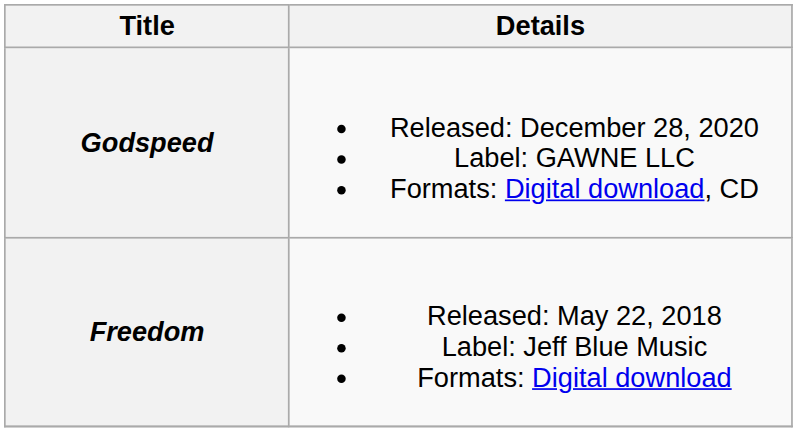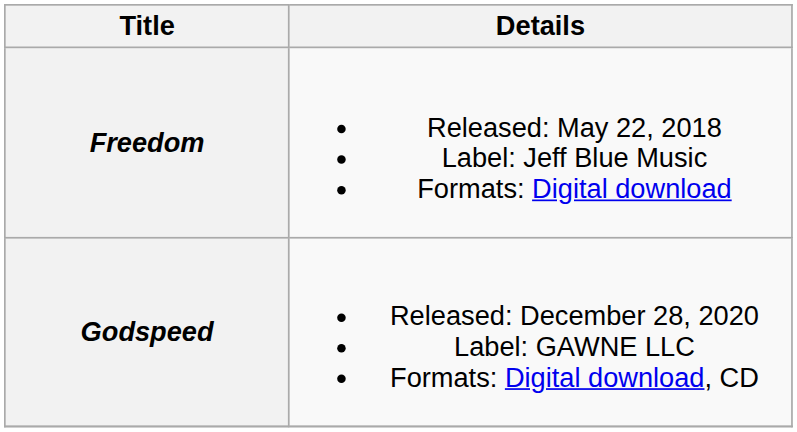rows swapped: (147, 331) <-> (147, 142)
